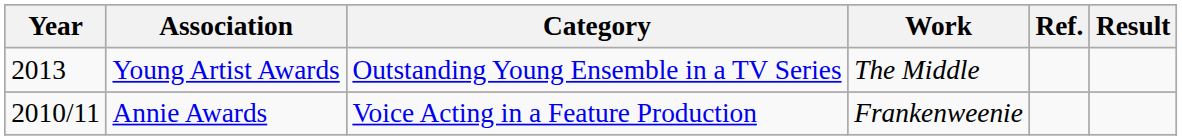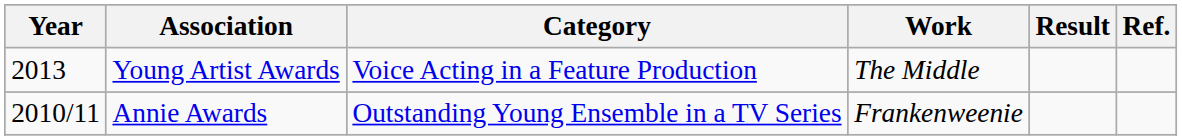columns swapped: (1133, 26) <-> (1059, 26)
(597, 69) Outstanding Young Ensemble in a TV Series -> (555, 69) Voice Acting in a Feature Production
(555, 112) Voice Acting in a Feature Production -> (597, 112) Outstanding Young Ensemble in a TV Series
